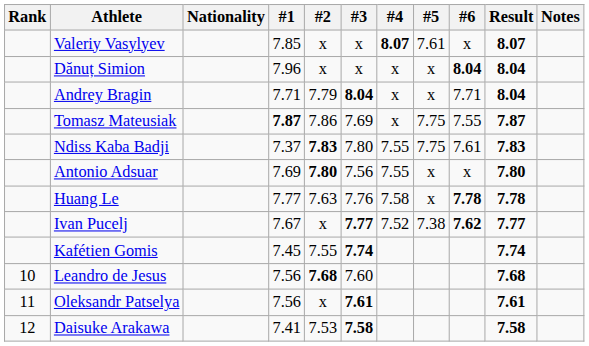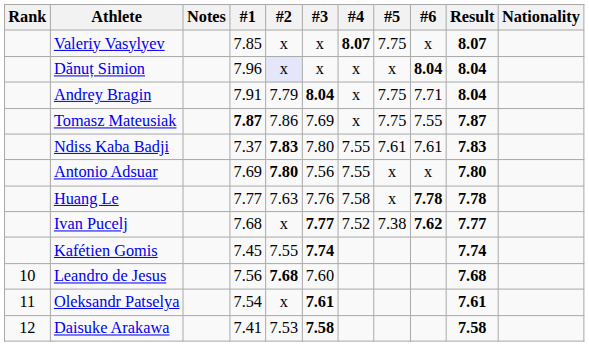columns swapped: (226, 17) <-> (560, 17)
(431, 43) 7.61 -> (392, 43) 7.75
(323, 69) no background -> (284, 69) lavender background
(287, 95) 7.71 -> (248, 95) 7.91
(431, 95) x -> (392, 95) 7.75
(431, 146) 7.75 -> (392, 146) 7.61
(287, 224) 7.67 -> (248, 224) 7.68
(287, 302) 7.56 -> (248, 302) 7.54
